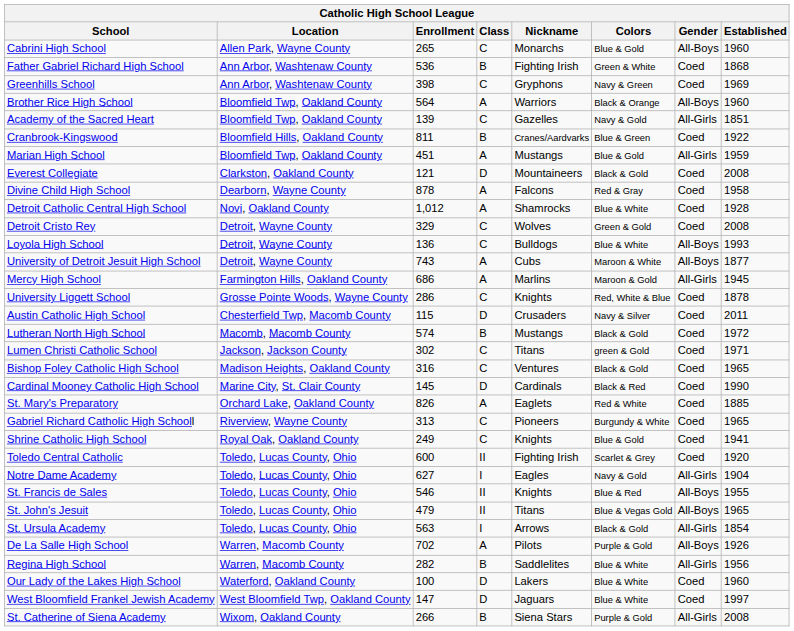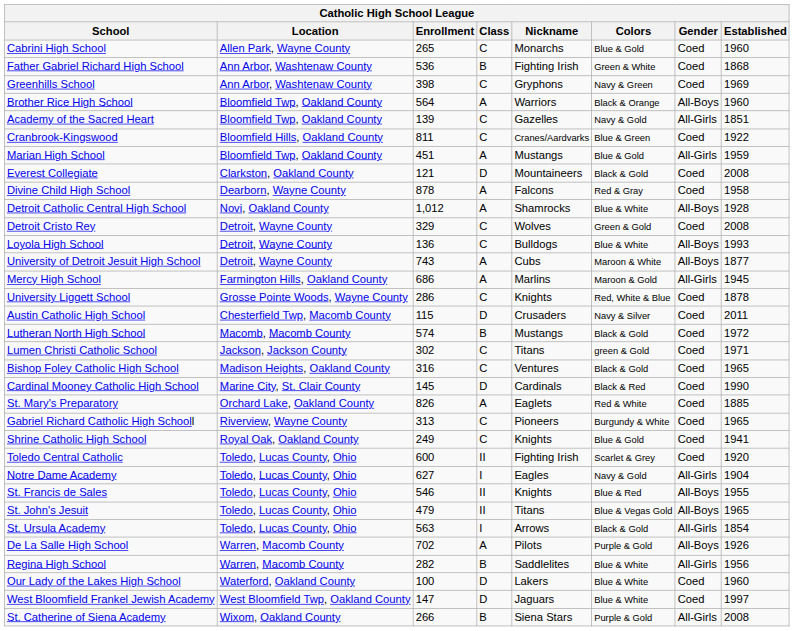(698, 48) All-Boys -> (691, 48) Coed
(483, 137) B -> (483, 137) C
(691, 208) Coed -> (698, 208) All-Boys
